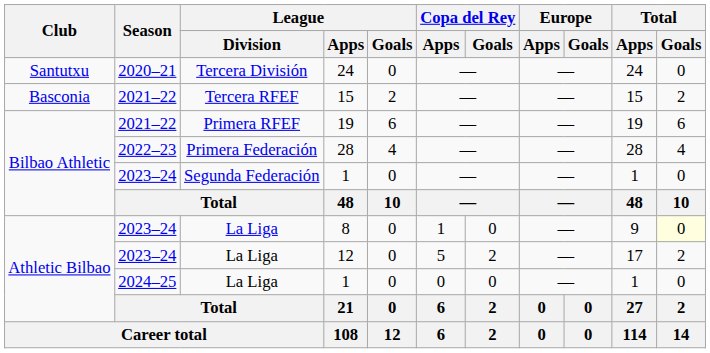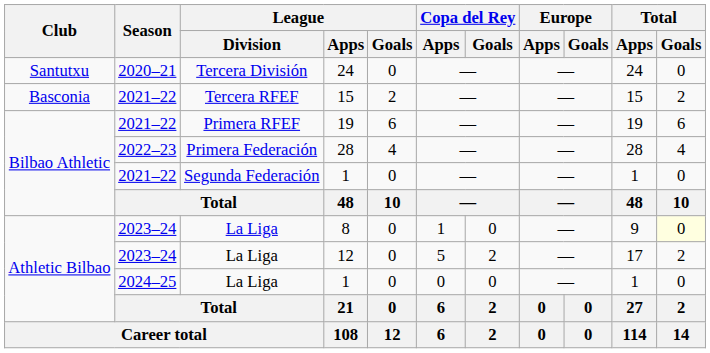(147, 176) 2023–24 -> (147, 176) 2021–22
